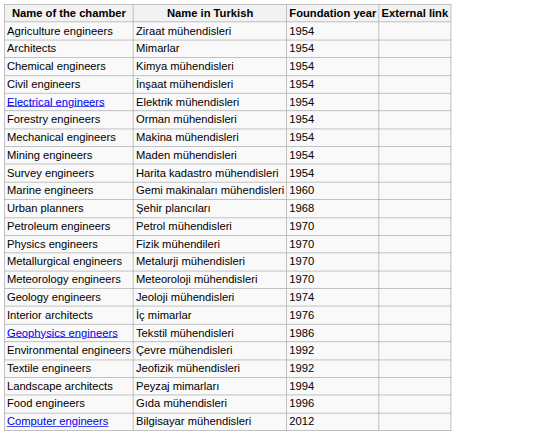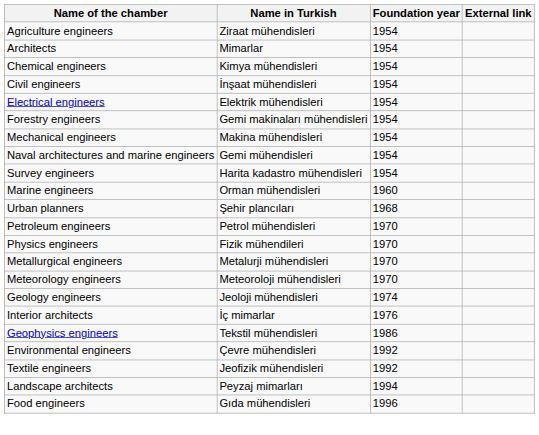(186, 119) Orman mühendisleri -> (293, 119) Gemi makinaları mühendisleri
- row: (50, 155)
+ row: (111, 155)
(210, 191) Gemi makinaları mühendisleri -> (270, 191) Orman mühendisleri
- row: (58, 421)
